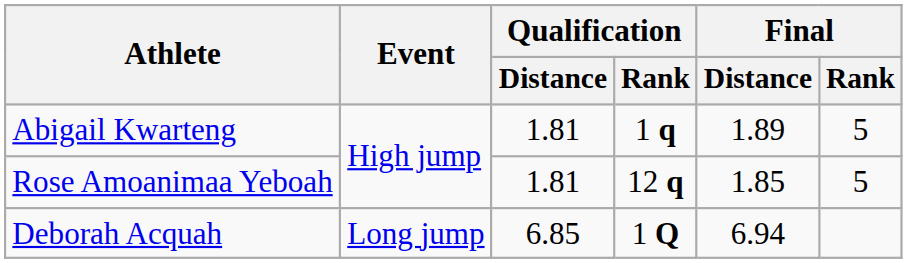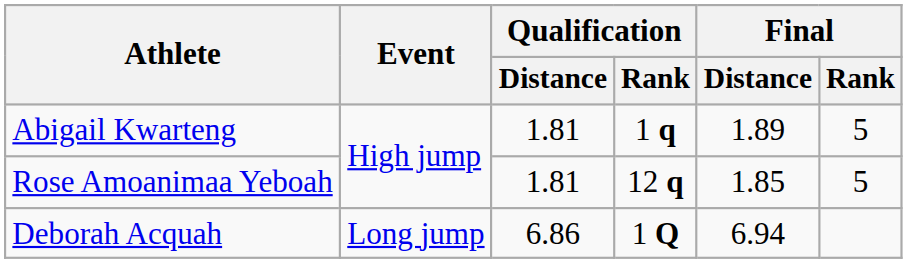(553, 232) 6.85 -> (553, 232) 6.86
